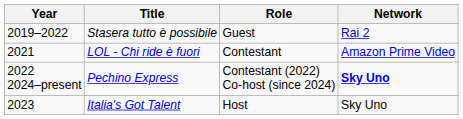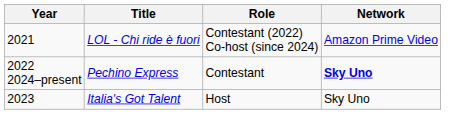- row: (152, 33)
(252, 52) Contestant -> (262, 40) Contestant (2022) Co-host (since 2024)
(279, 78) Contestant (2022) Co-host (since 2024) -> (235, 73) Contestant
